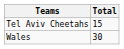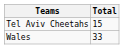(97, 37) 30 -> (97, 37) 33
